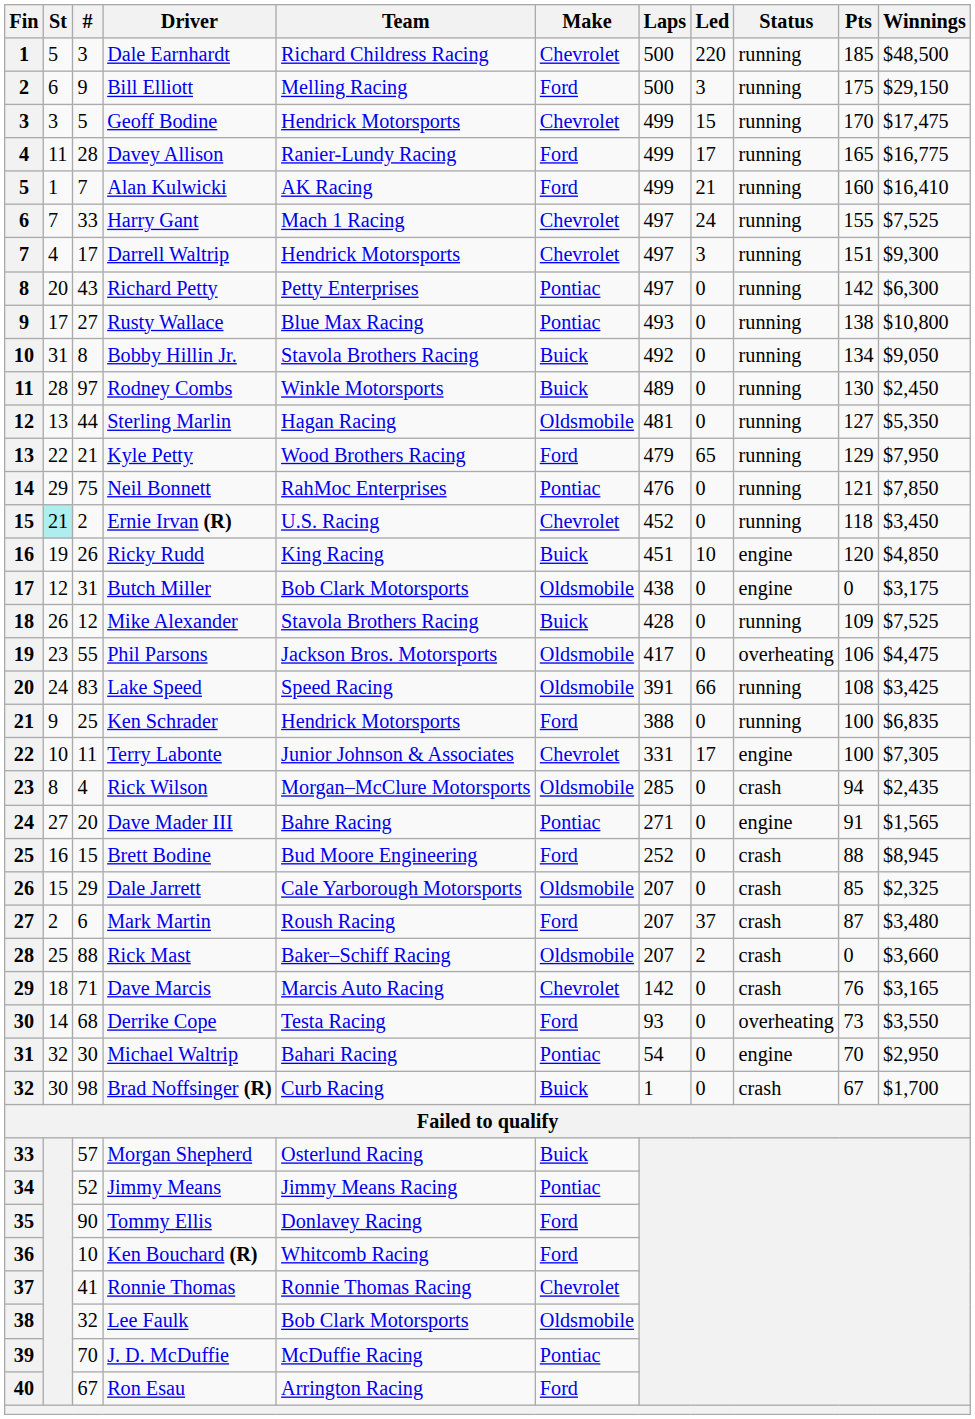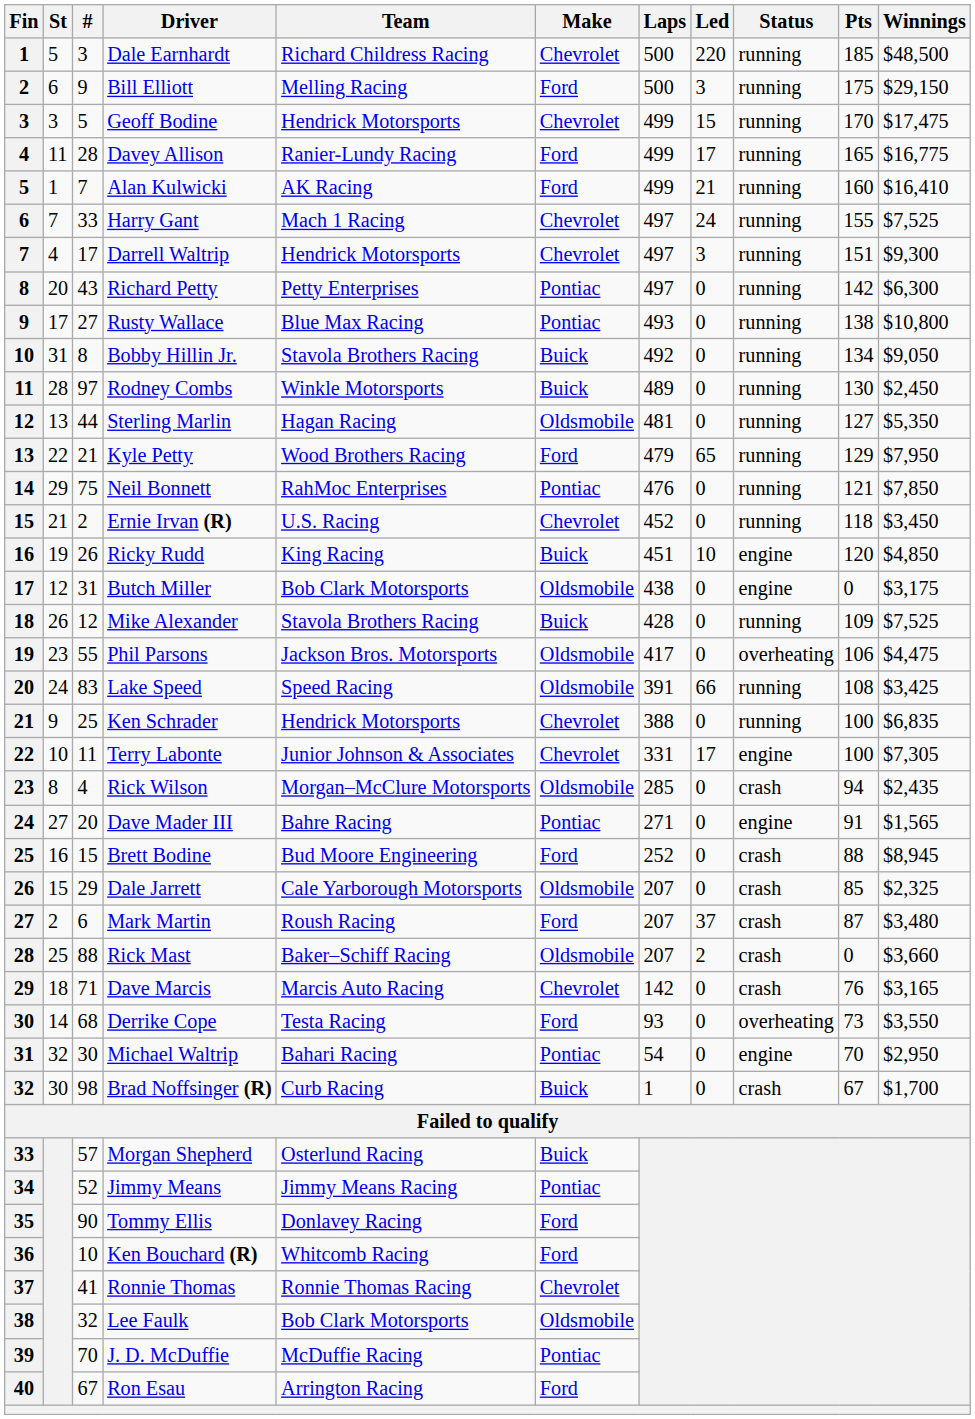(58, 521) paleturquoise background -> (58, 521) no background
(559, 721) Ford -> (580, 721) Chevrolet
